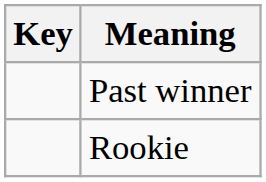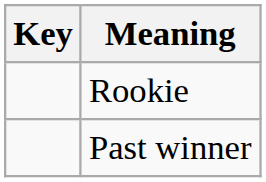rows swapped: (139, 147) <-> (170, 90)
